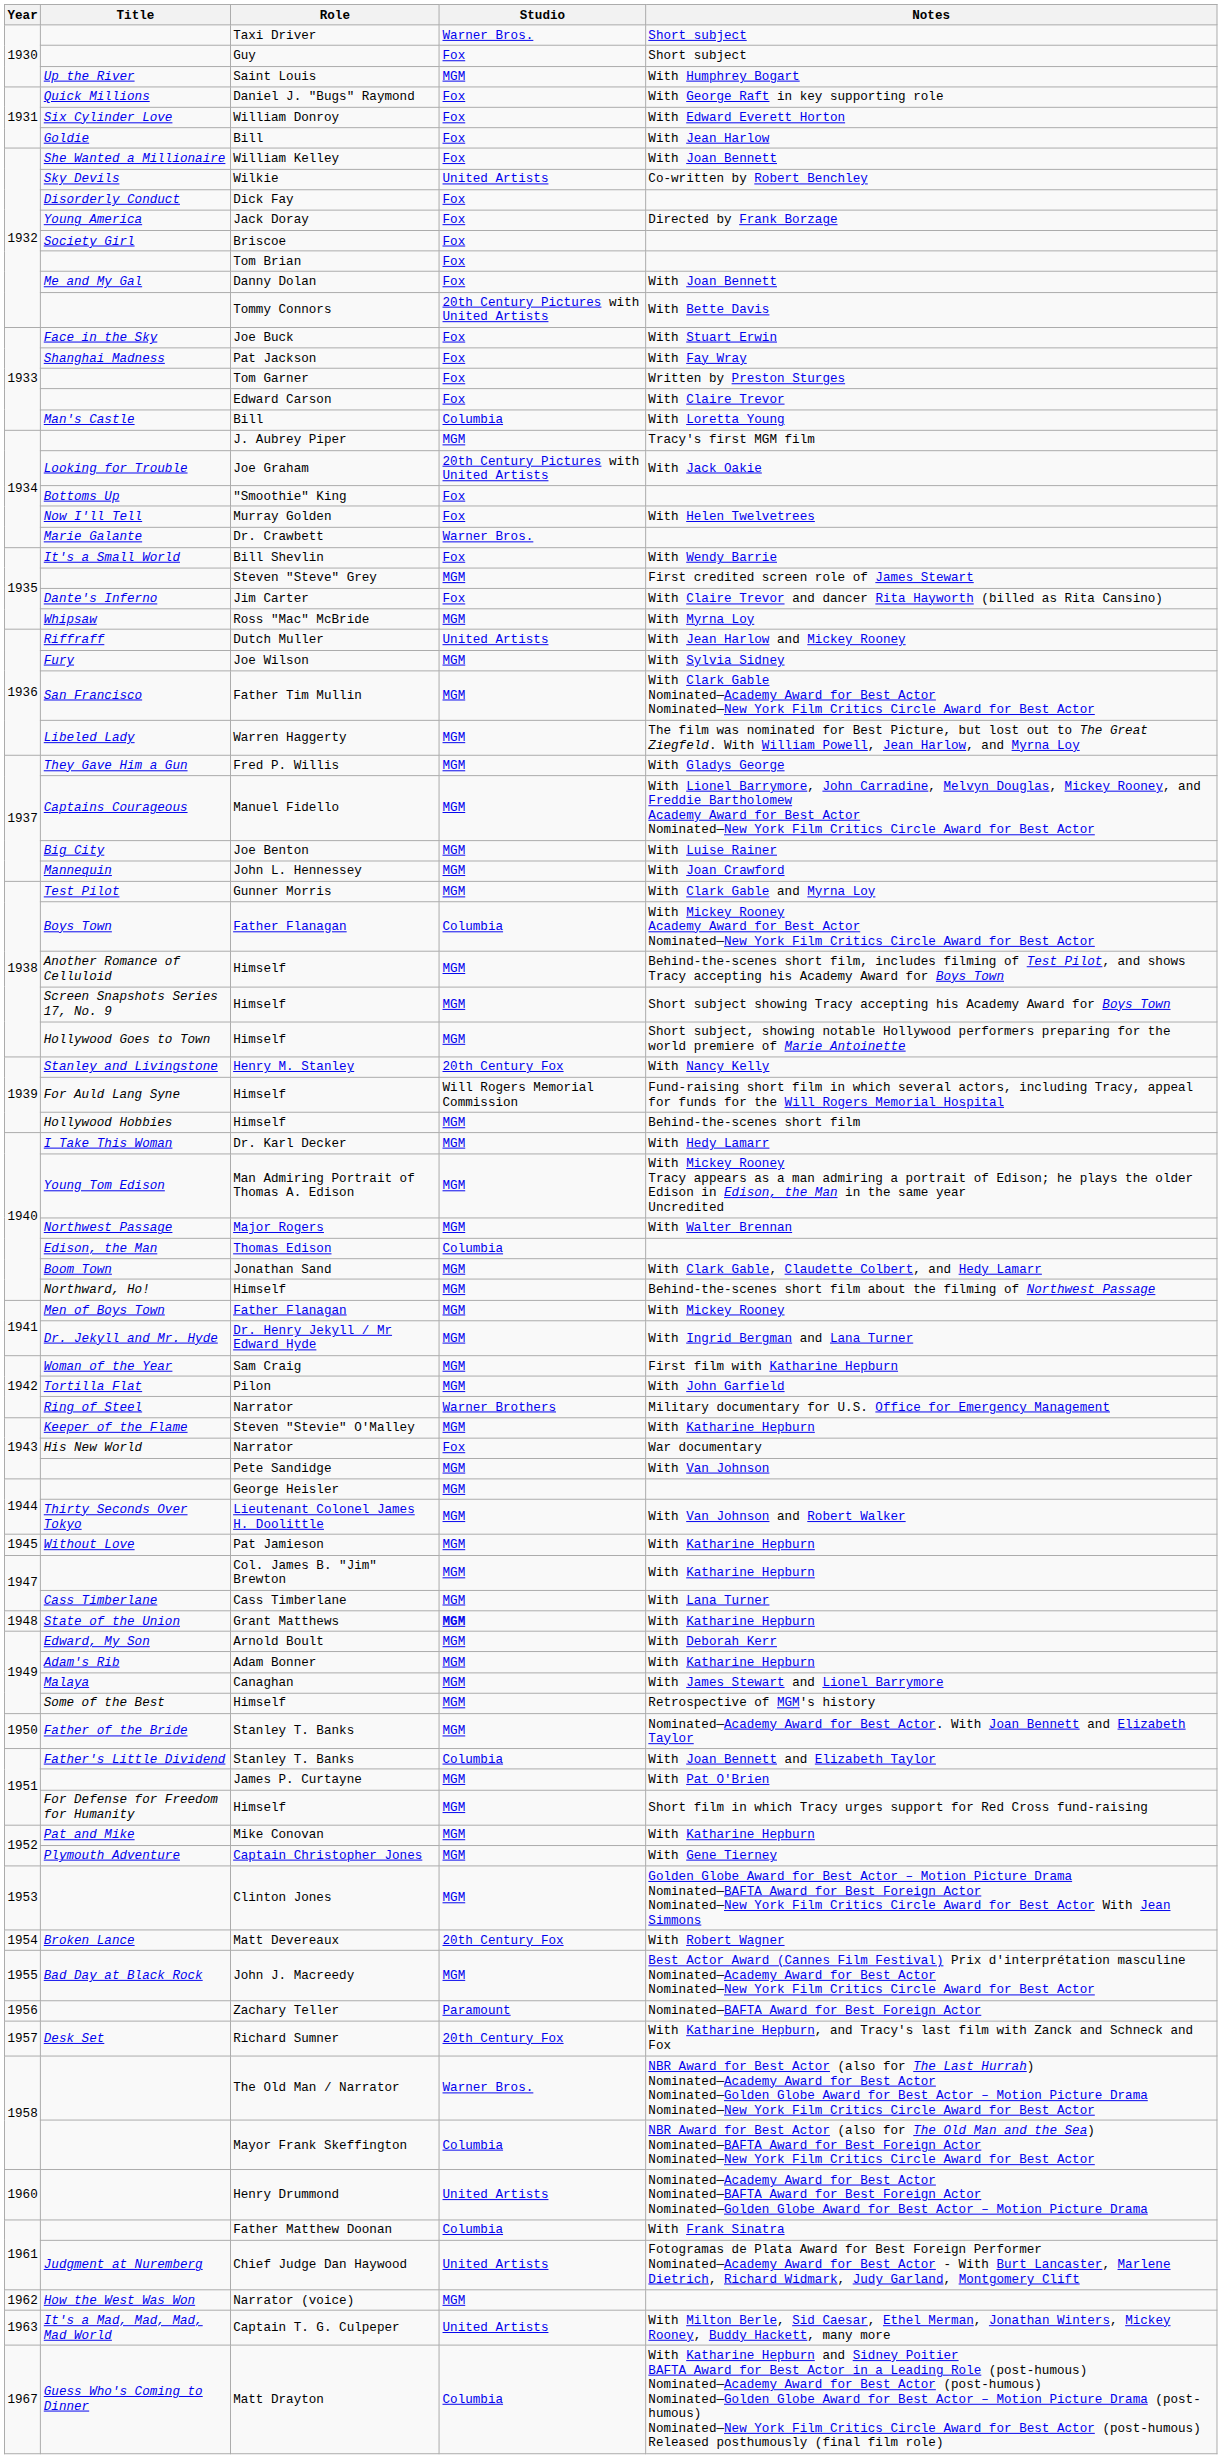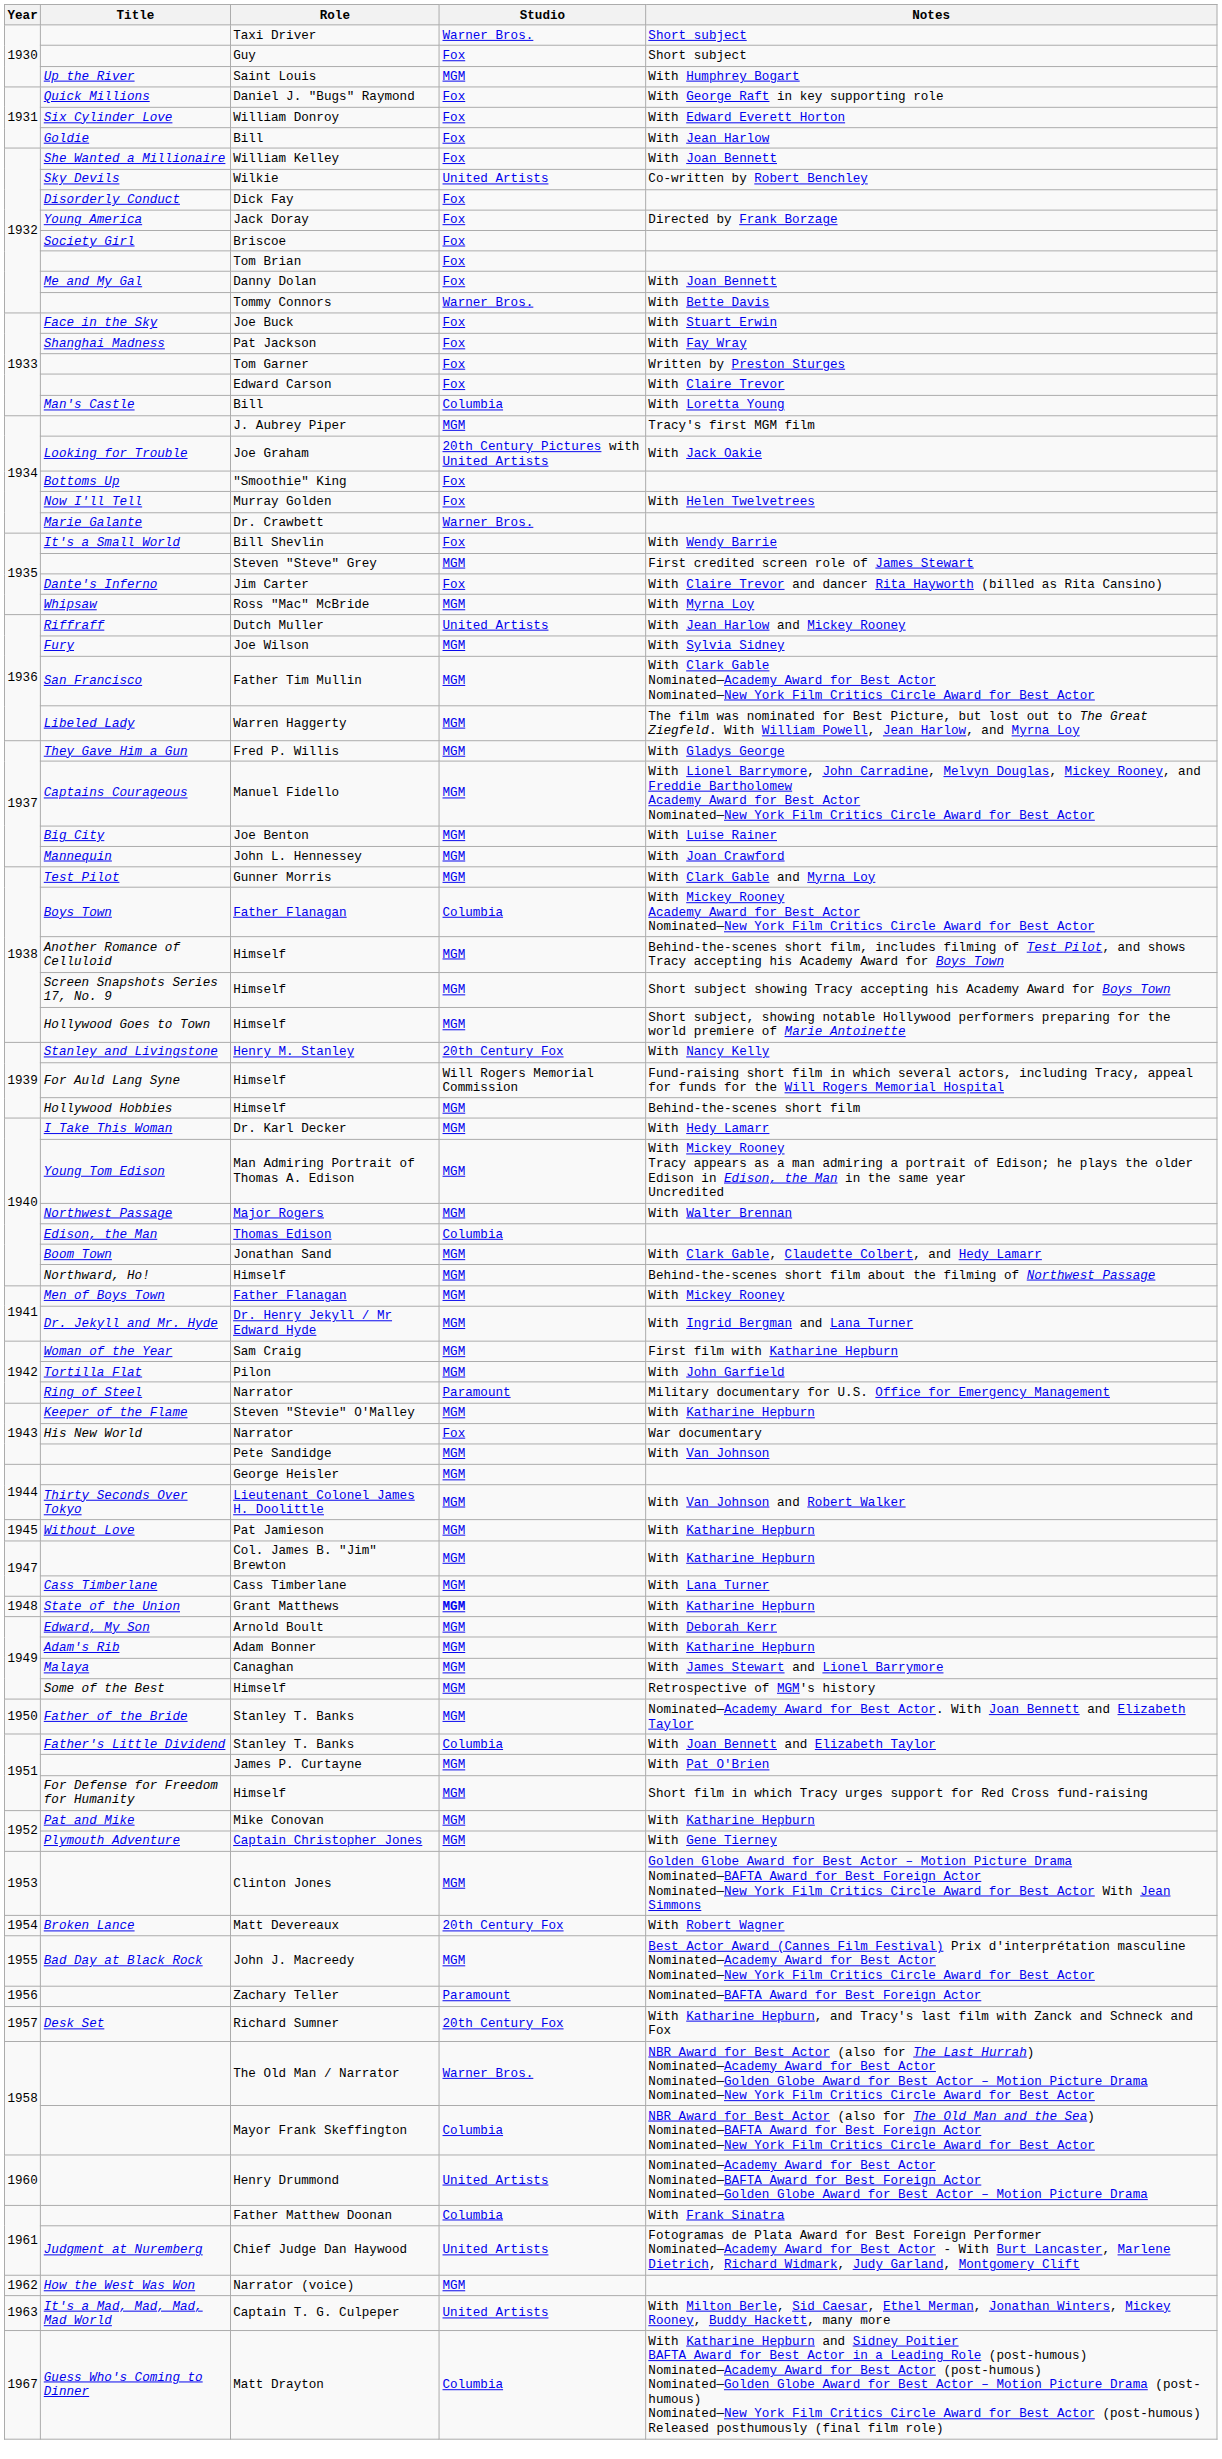(541, 310) 20th Century Pictures with United Artists -> (488, 302) Warner Bros.
(499, 1407) Warner Brothers -> (477, 1392) Paramount
